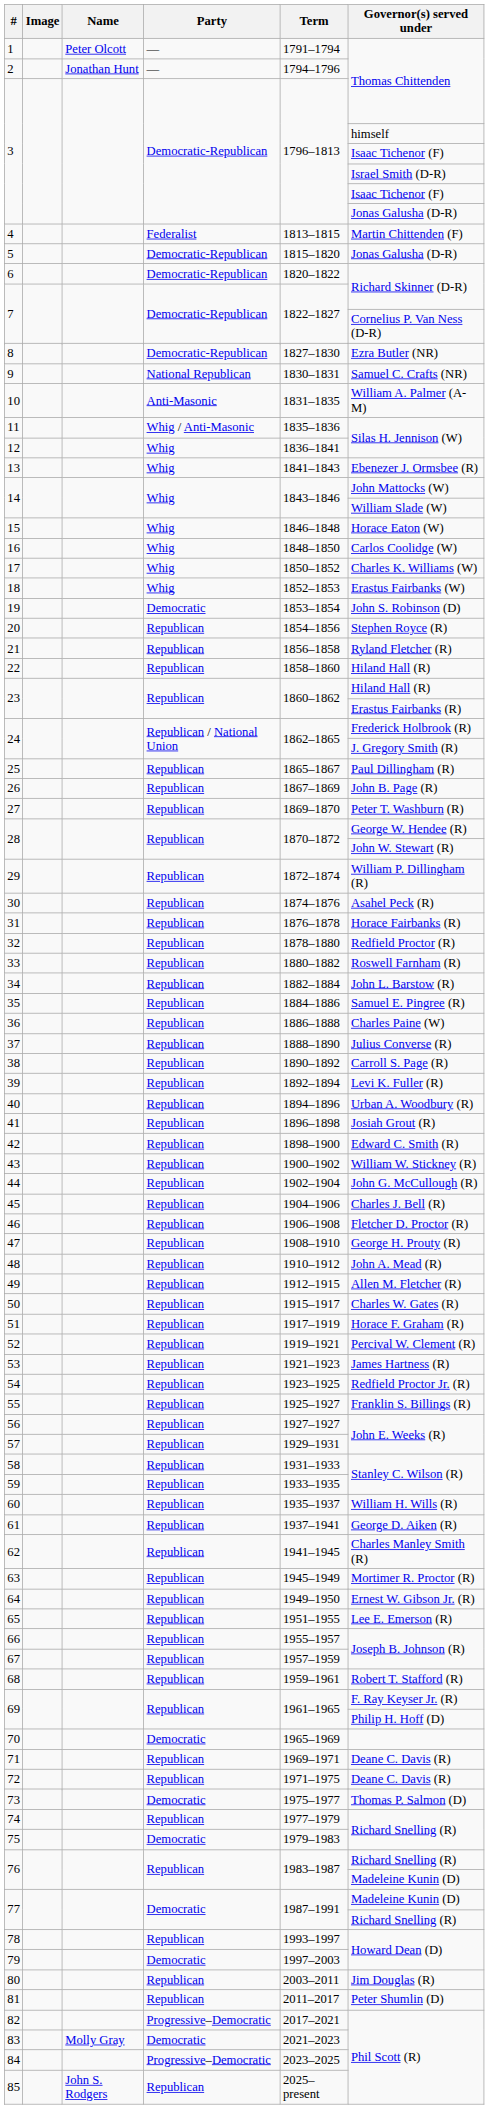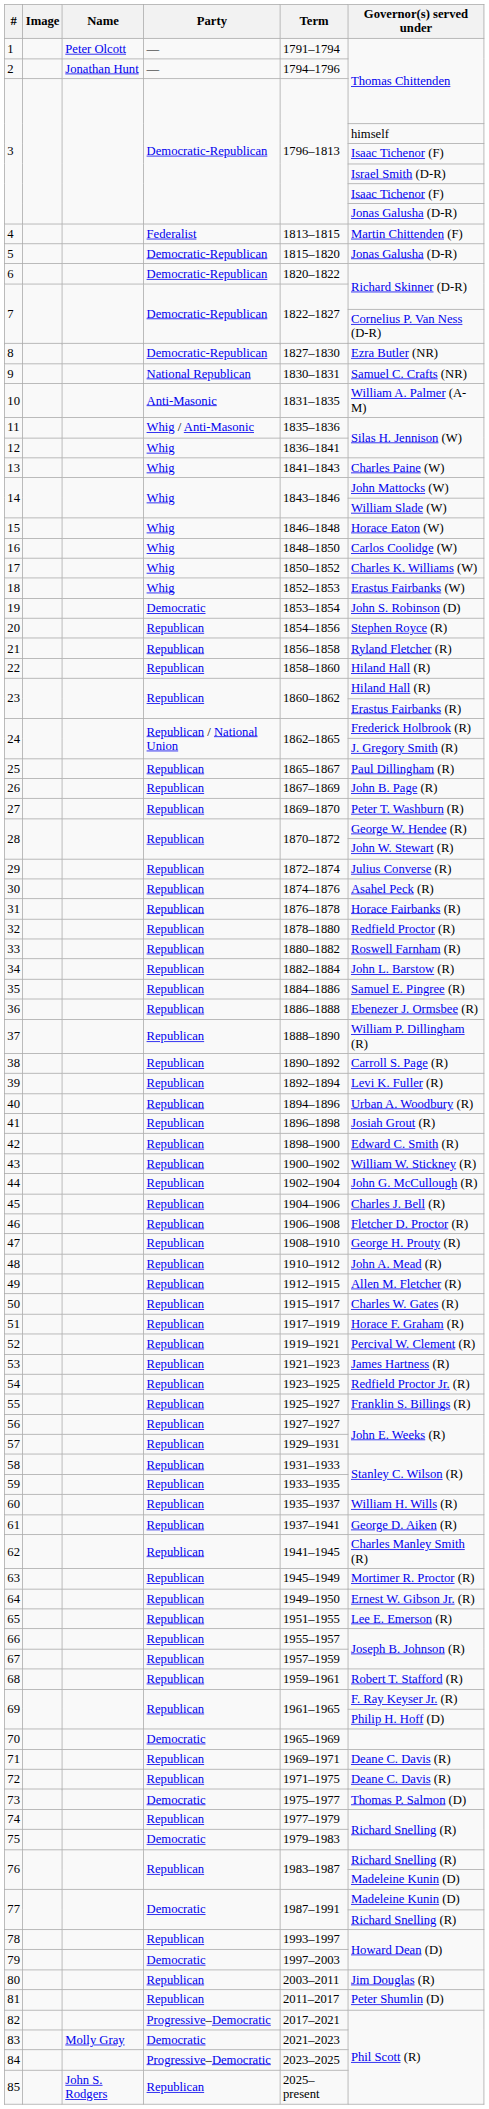(415, 467) Ebenezer J. Ormsbee (R) -> (398, 467) Charles Paine (W)
(408, 876) William P. Dillingham (R) -> (401, 868) Julius Converse (R)
(398, 1023) Charles Paine (W) -> (415, 1009) Ebenezer J. Ormsbee (R)
(401, 1043) Julius Converse (R) -> (408, 1036) William P. Dillingham (R)
